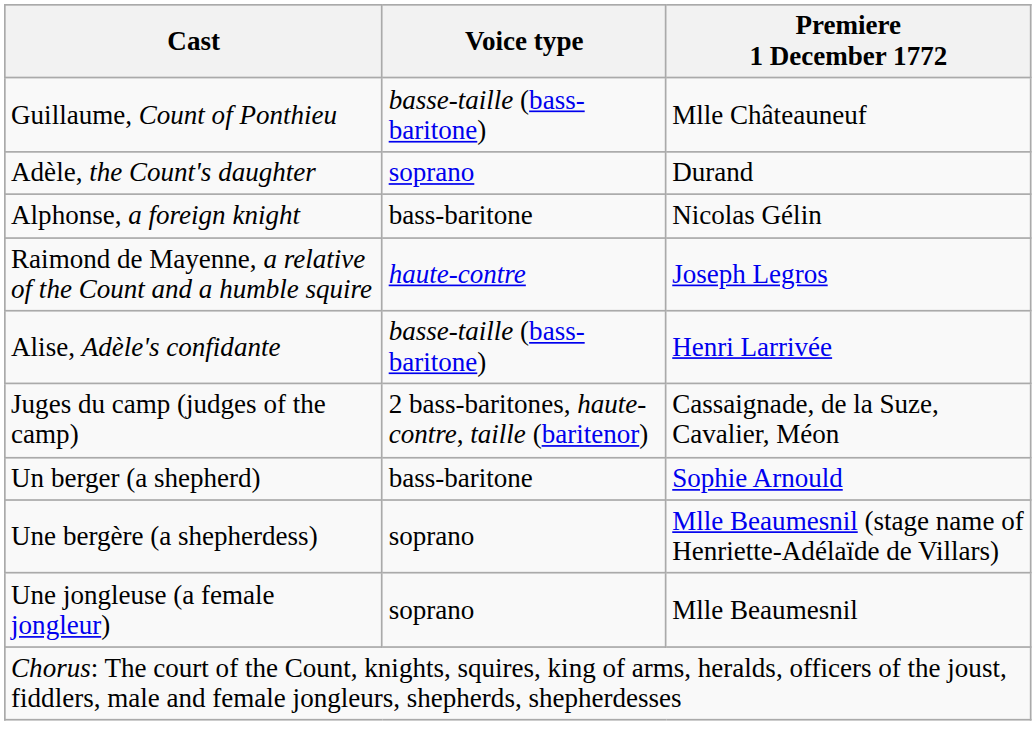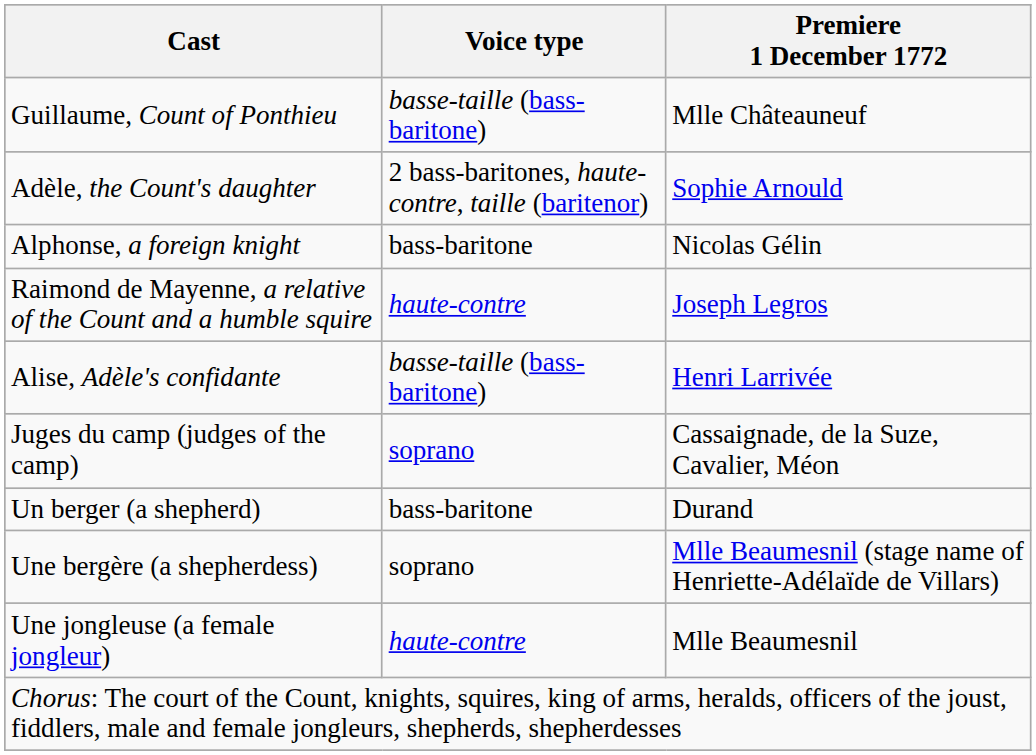(431, 172) soprano -> (518, 187) 2 bass-baritones, haute-contre, taille (baritenor)
(713, 172) Durand -> (757, 187) Sophie Arnould
(518, 420) 2 bass-baritones, haute-contre, taille (baritenor) -> (431, 450) soprano
(757, 478) Sophie Arnould -> (713, 508) Durand
(431, 609) soprano -> (457, 640) haute-contre
